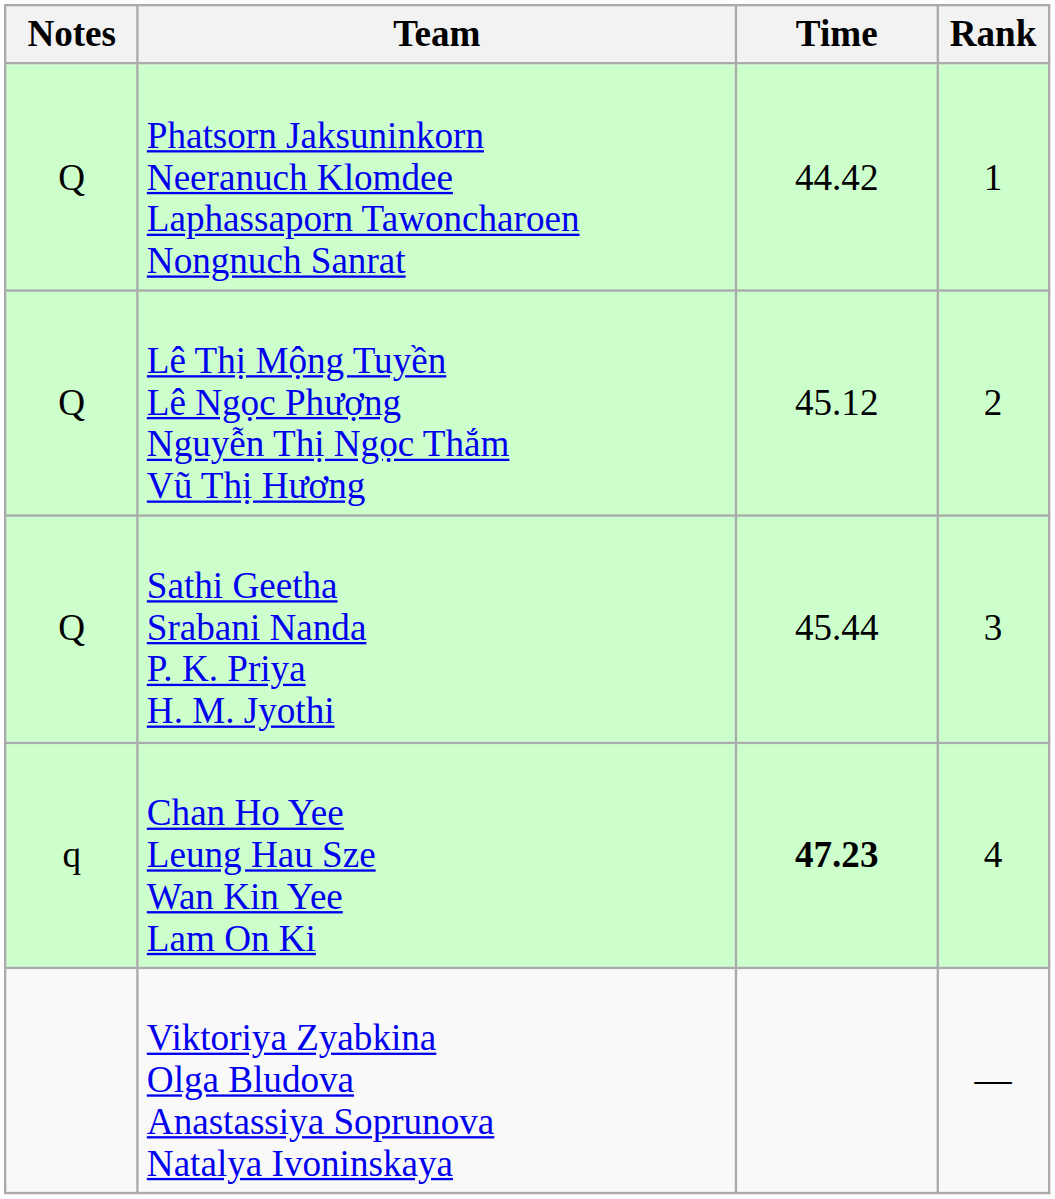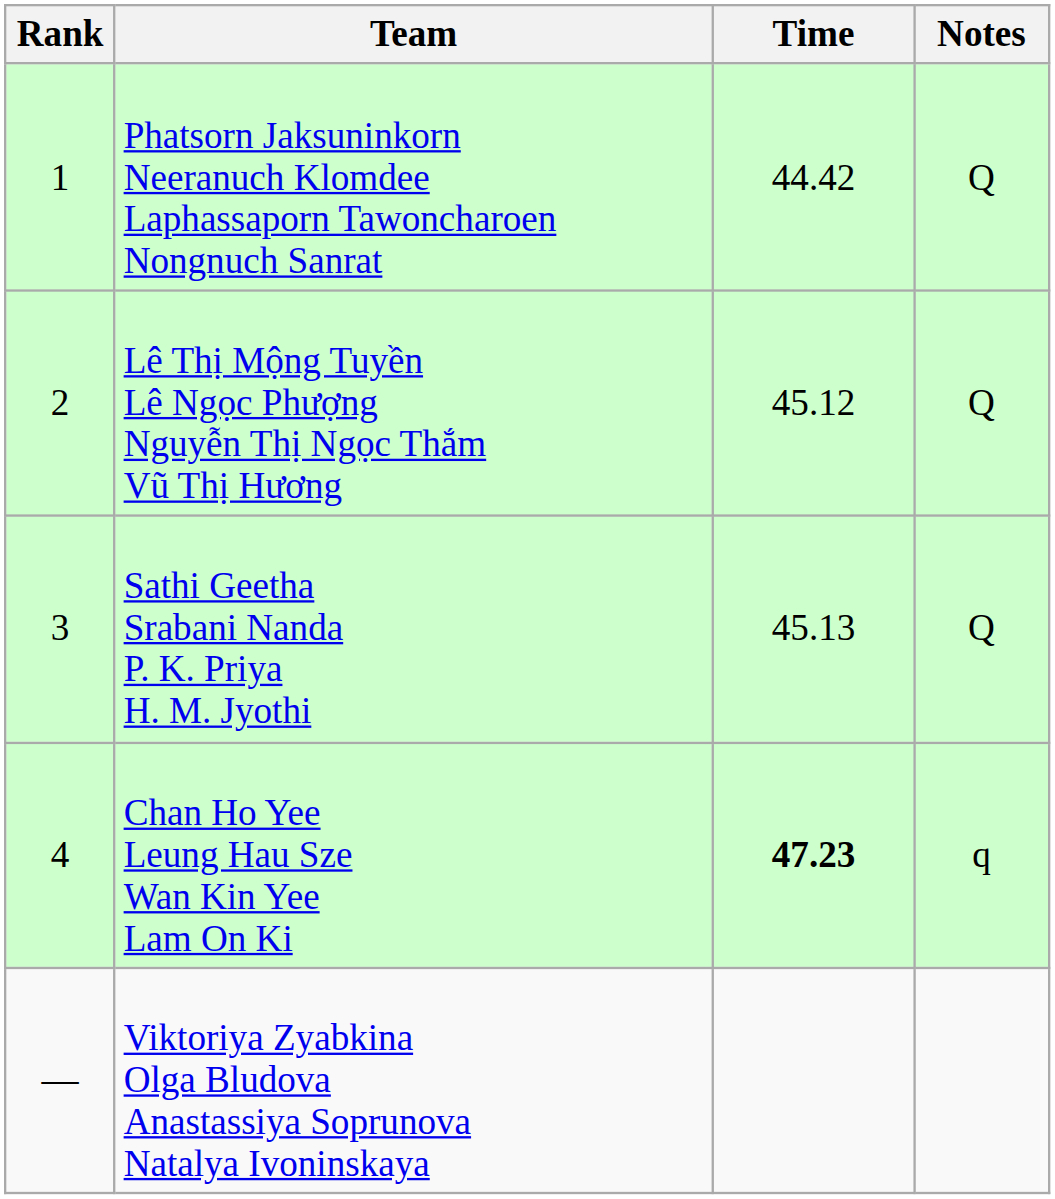columns swapped: (993, 33) <-> (72, 33)
(837, 628) 45.44 -> (814, 628) 45.13
